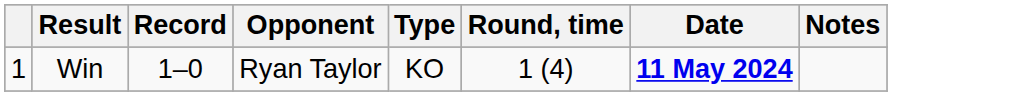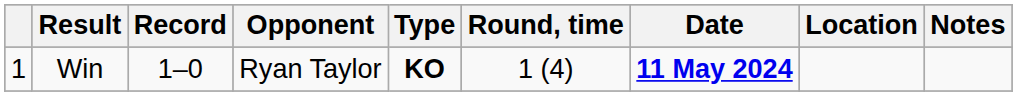+ column: (862, 25)
(425, 68) normal -> (425, 68) bold
